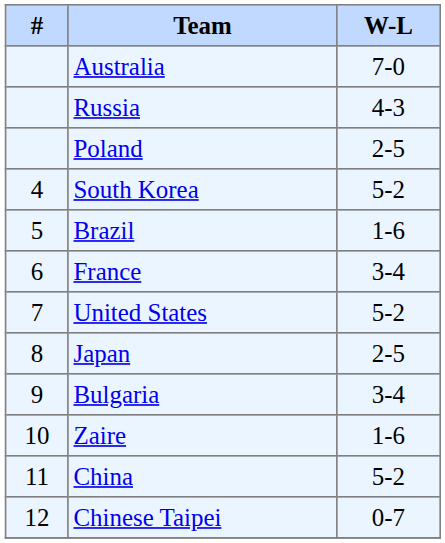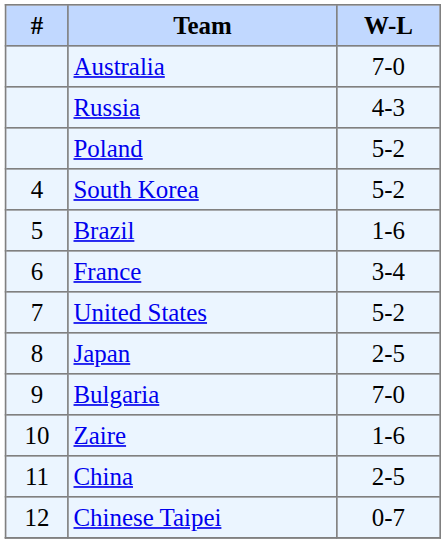(388, 148) 2-5 -> (388, 148) 5-2
(388, 394) 3-4 -> (388, 394) 7-0
(388, 476) 5-2 -> (388, 476) 2-5
